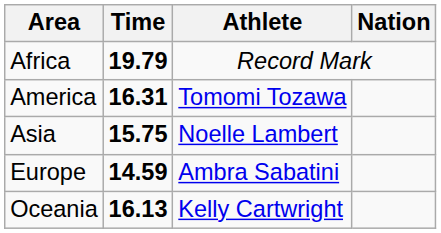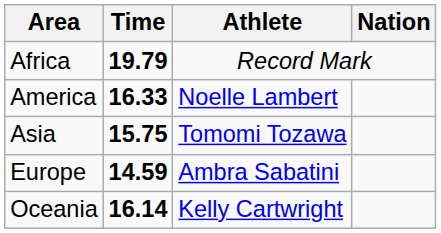(138, 97) 16.31 -> (138, 97) 16.33
(262, 97) Tomomi Tozawa -> (258, 97) Noelle Lambert
(258, 135) Noelle Lambert -> (262, 135) Tomomi Tozawa
(138, 209) 16.13 -> (138, 209) 16.14
